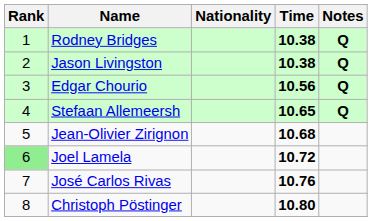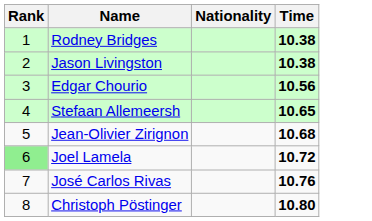- column: (343, 16)
